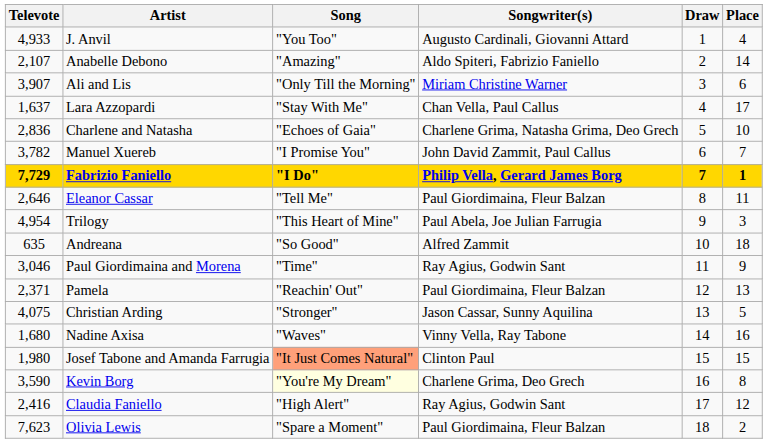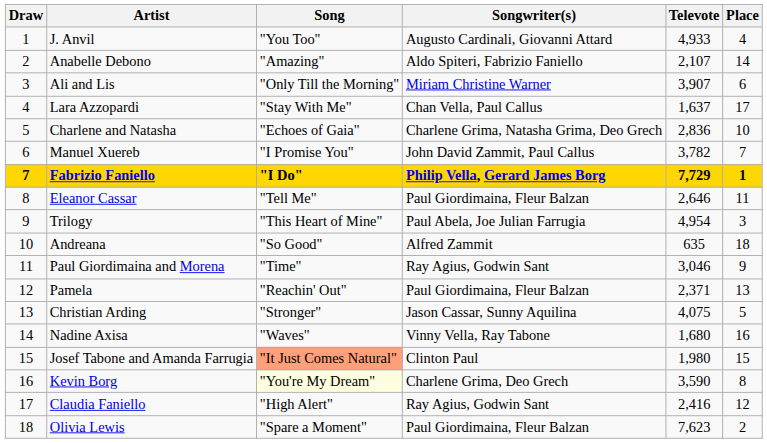columns swapped: (702, 15) <-> (34, 15)
